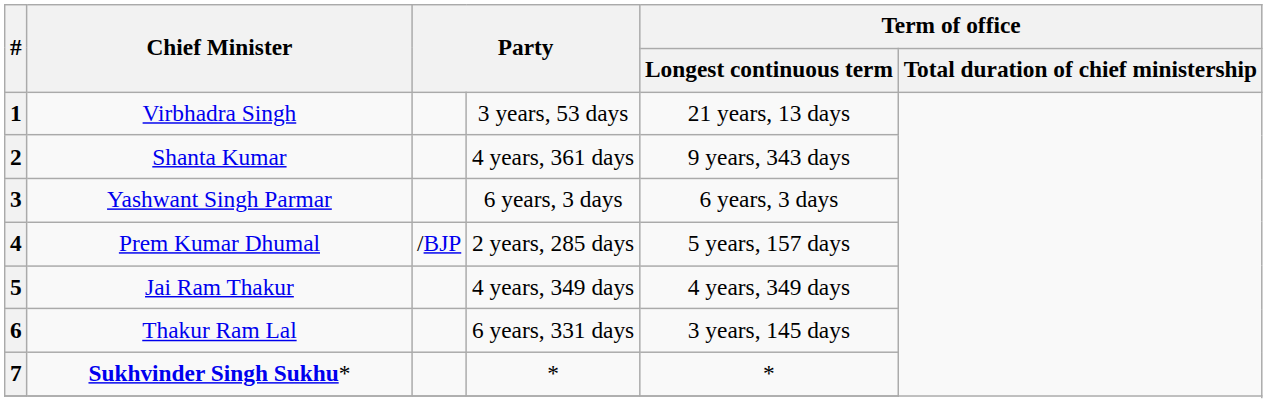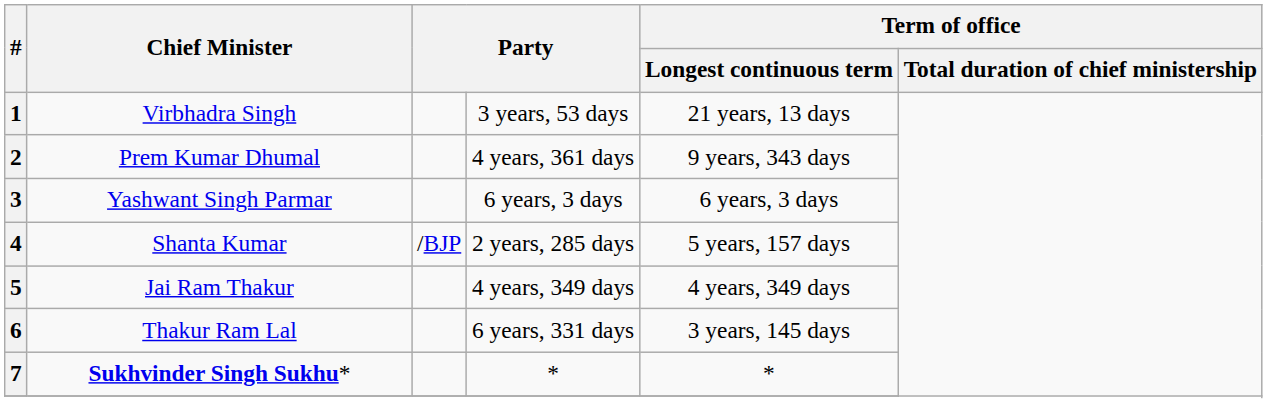(219, 156) Shanta Kumar -> (219, 156) Prem Kumar Dhumal
(219, 243) Prem Kumar Dhumal -> (219, 243) Shanta Kumar
